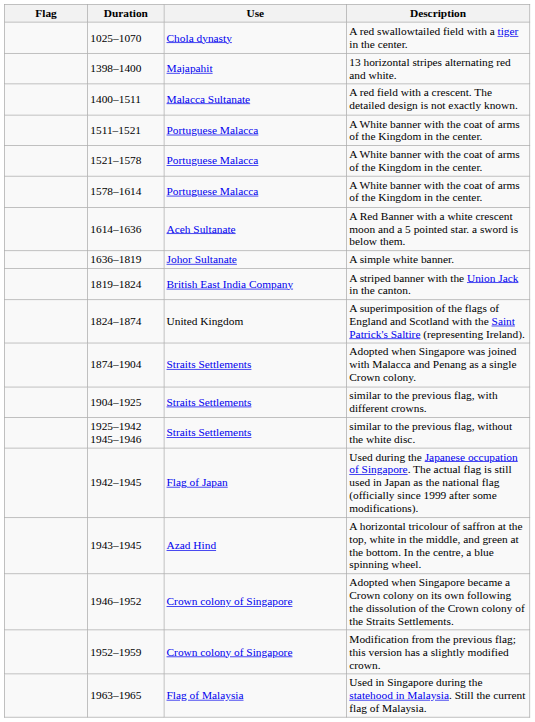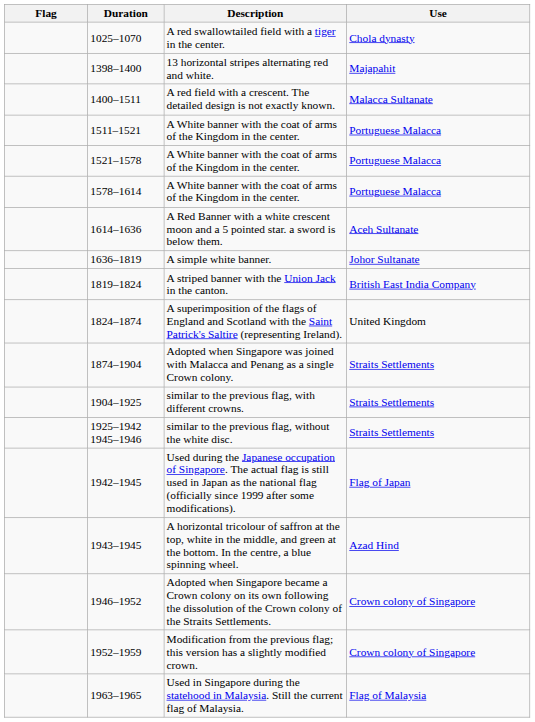columns swapped: (255, 13) <-> (438, 13)
